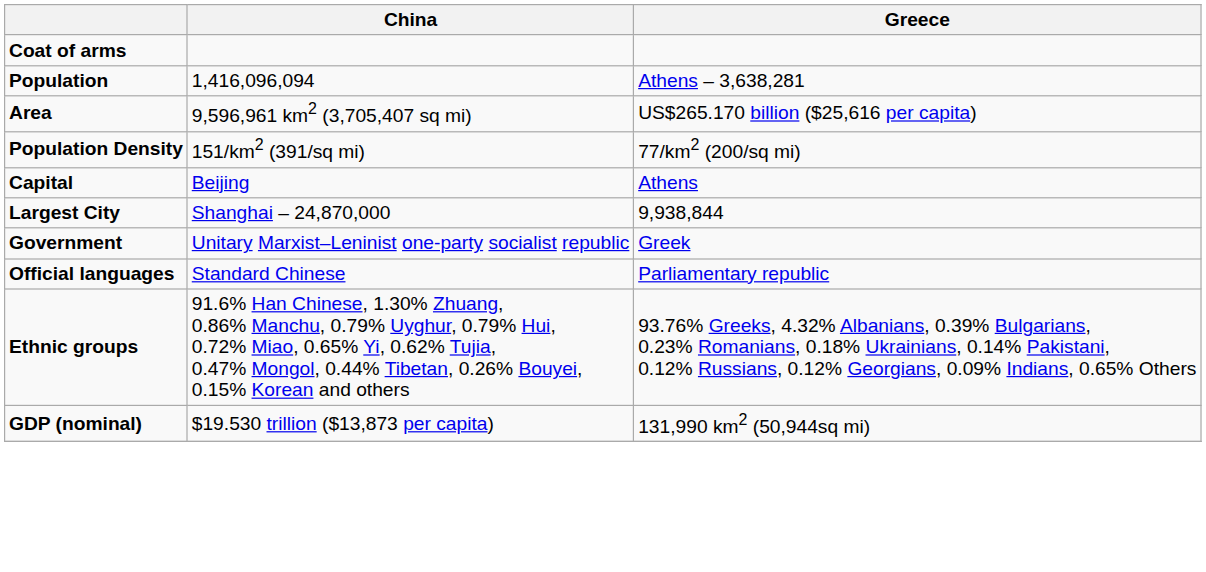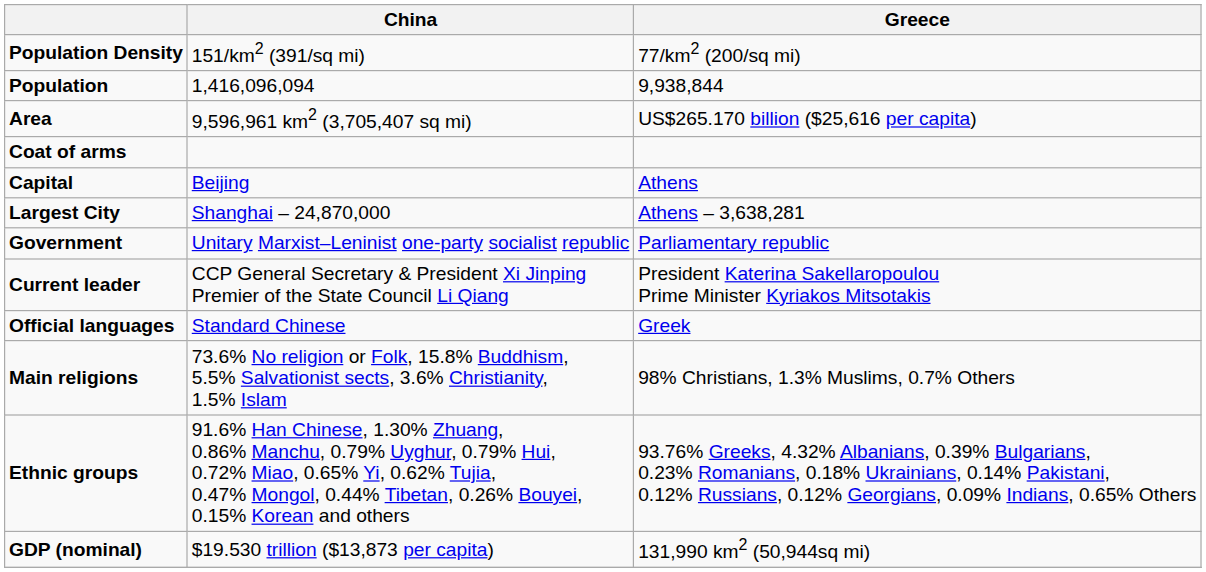rows swapped: (68, 50) <-> (96, 149)
(721, 80) Athens – 3,638,281 -> (681, 85) 9,938,844
(681, 212) 9,938,844 -> (721, 212) Athens – 3,638,281
(664, 243) Greek -> (734, 243) Parliamentary republic
+ row: (75, 284)
(734, 273) Parliamentary republic -> (664, 325) Greek
+ row: (74, 377)
